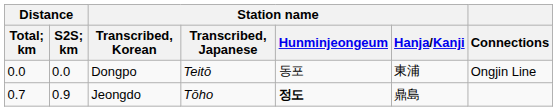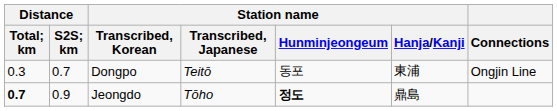(16, 72) 0.0 -> (16, 72) 0.3
(61, 72) 0.0 -> (61, 72) 0.7
(16, 95) normal -> (16, 95) bold
